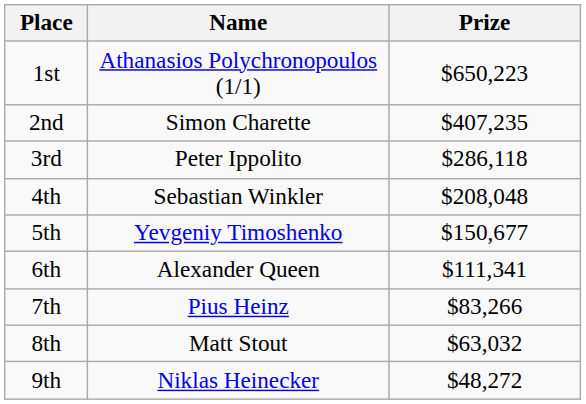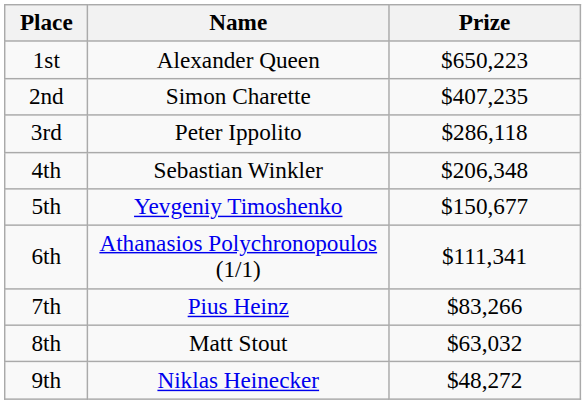(238, 72) Athanasios Polychronopoulos (1/1) -> (238, 59) Alexander Queen
(485, 196) $208,048 -> (485, 170) $206,348
(238, 269) Alexander Queen -> (238, 256) Athanasios Polychronopoulos (1/1)
